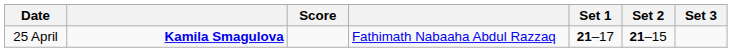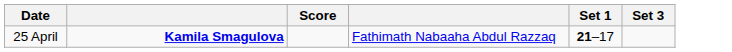- column: (648, 15)
